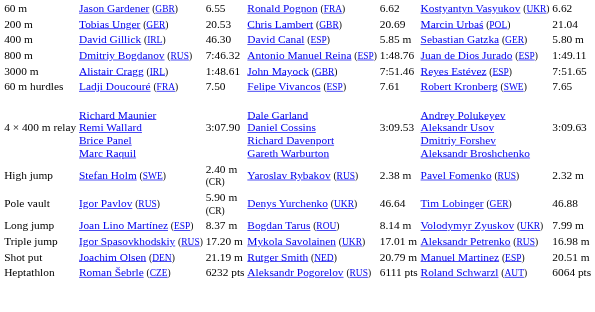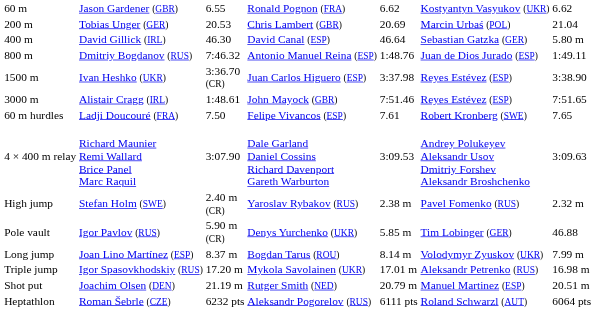(396, 39) 5.85 m -> (393, 39) 46.64
+ row: (21, 77)
(393, 203) 46.64 -> (396, 232) 5.85 m
